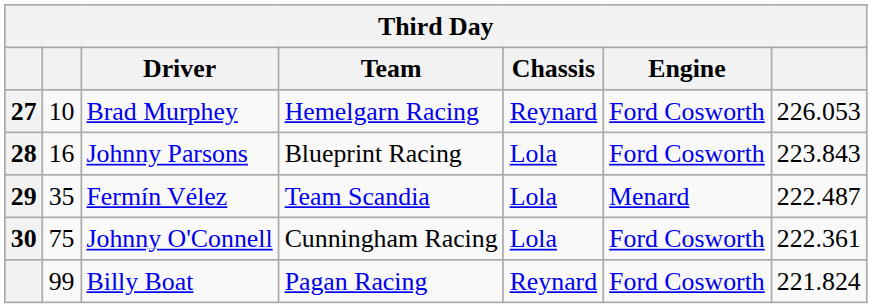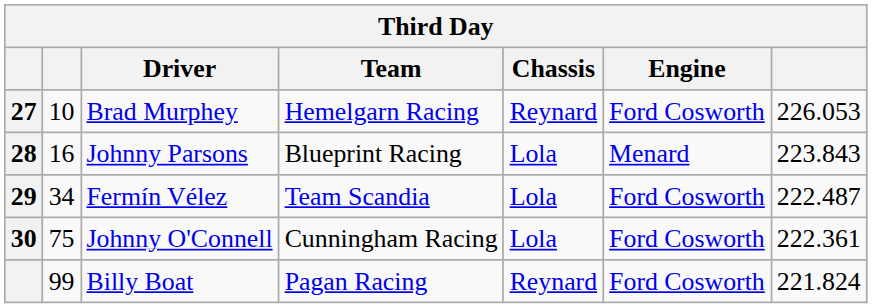(687, 153) Ford Cosworth -> (649, 153) Menard
(62, 196) 35 -> (62, 196) 34
(649, 196) Menard -> (687, 196) Ford Cosworth
